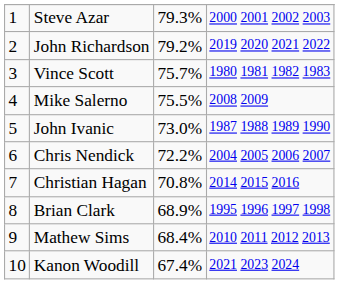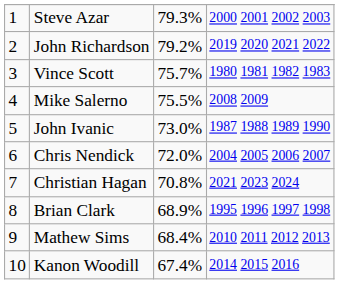(180, 155) 72.2% -> (180, 155) 72.0%
(254, 182) 2014 2015 2016 -> (254, 182) 2021 2023 2024
(254, 264) 2021 2023 2024 -> (254, 264) 2014 2015 2016
